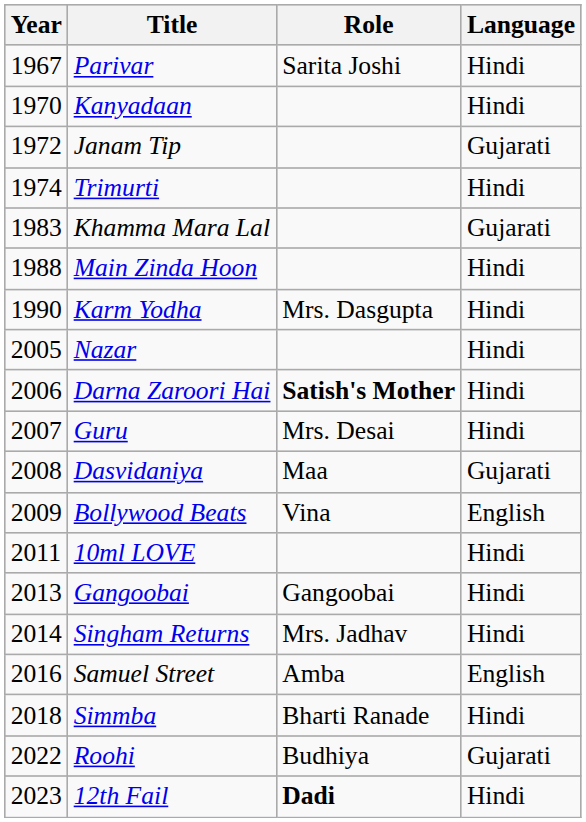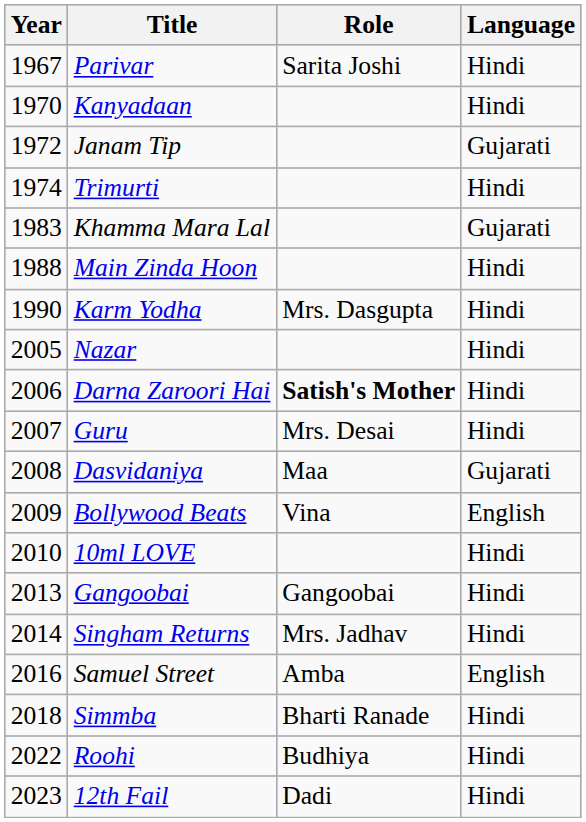(36, 552) 2011 -> (36, 552) 2010
(509, 755) Gujarati -> (496, 755) Hindi
(309, 796) bold -> (307, 796) normal
